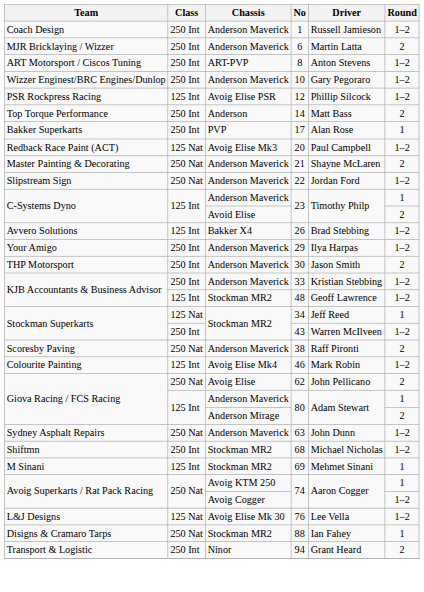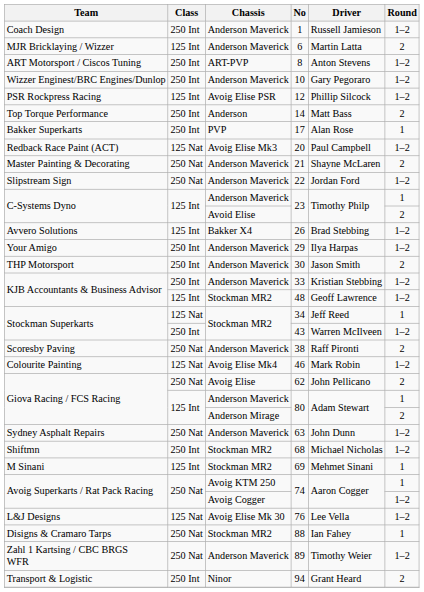(185, 46) 250 Int -> (185, 46) 125 Int
(185, 365) 125 Int -> (187, 365) 125 Nat
+ row: (248, 556)
